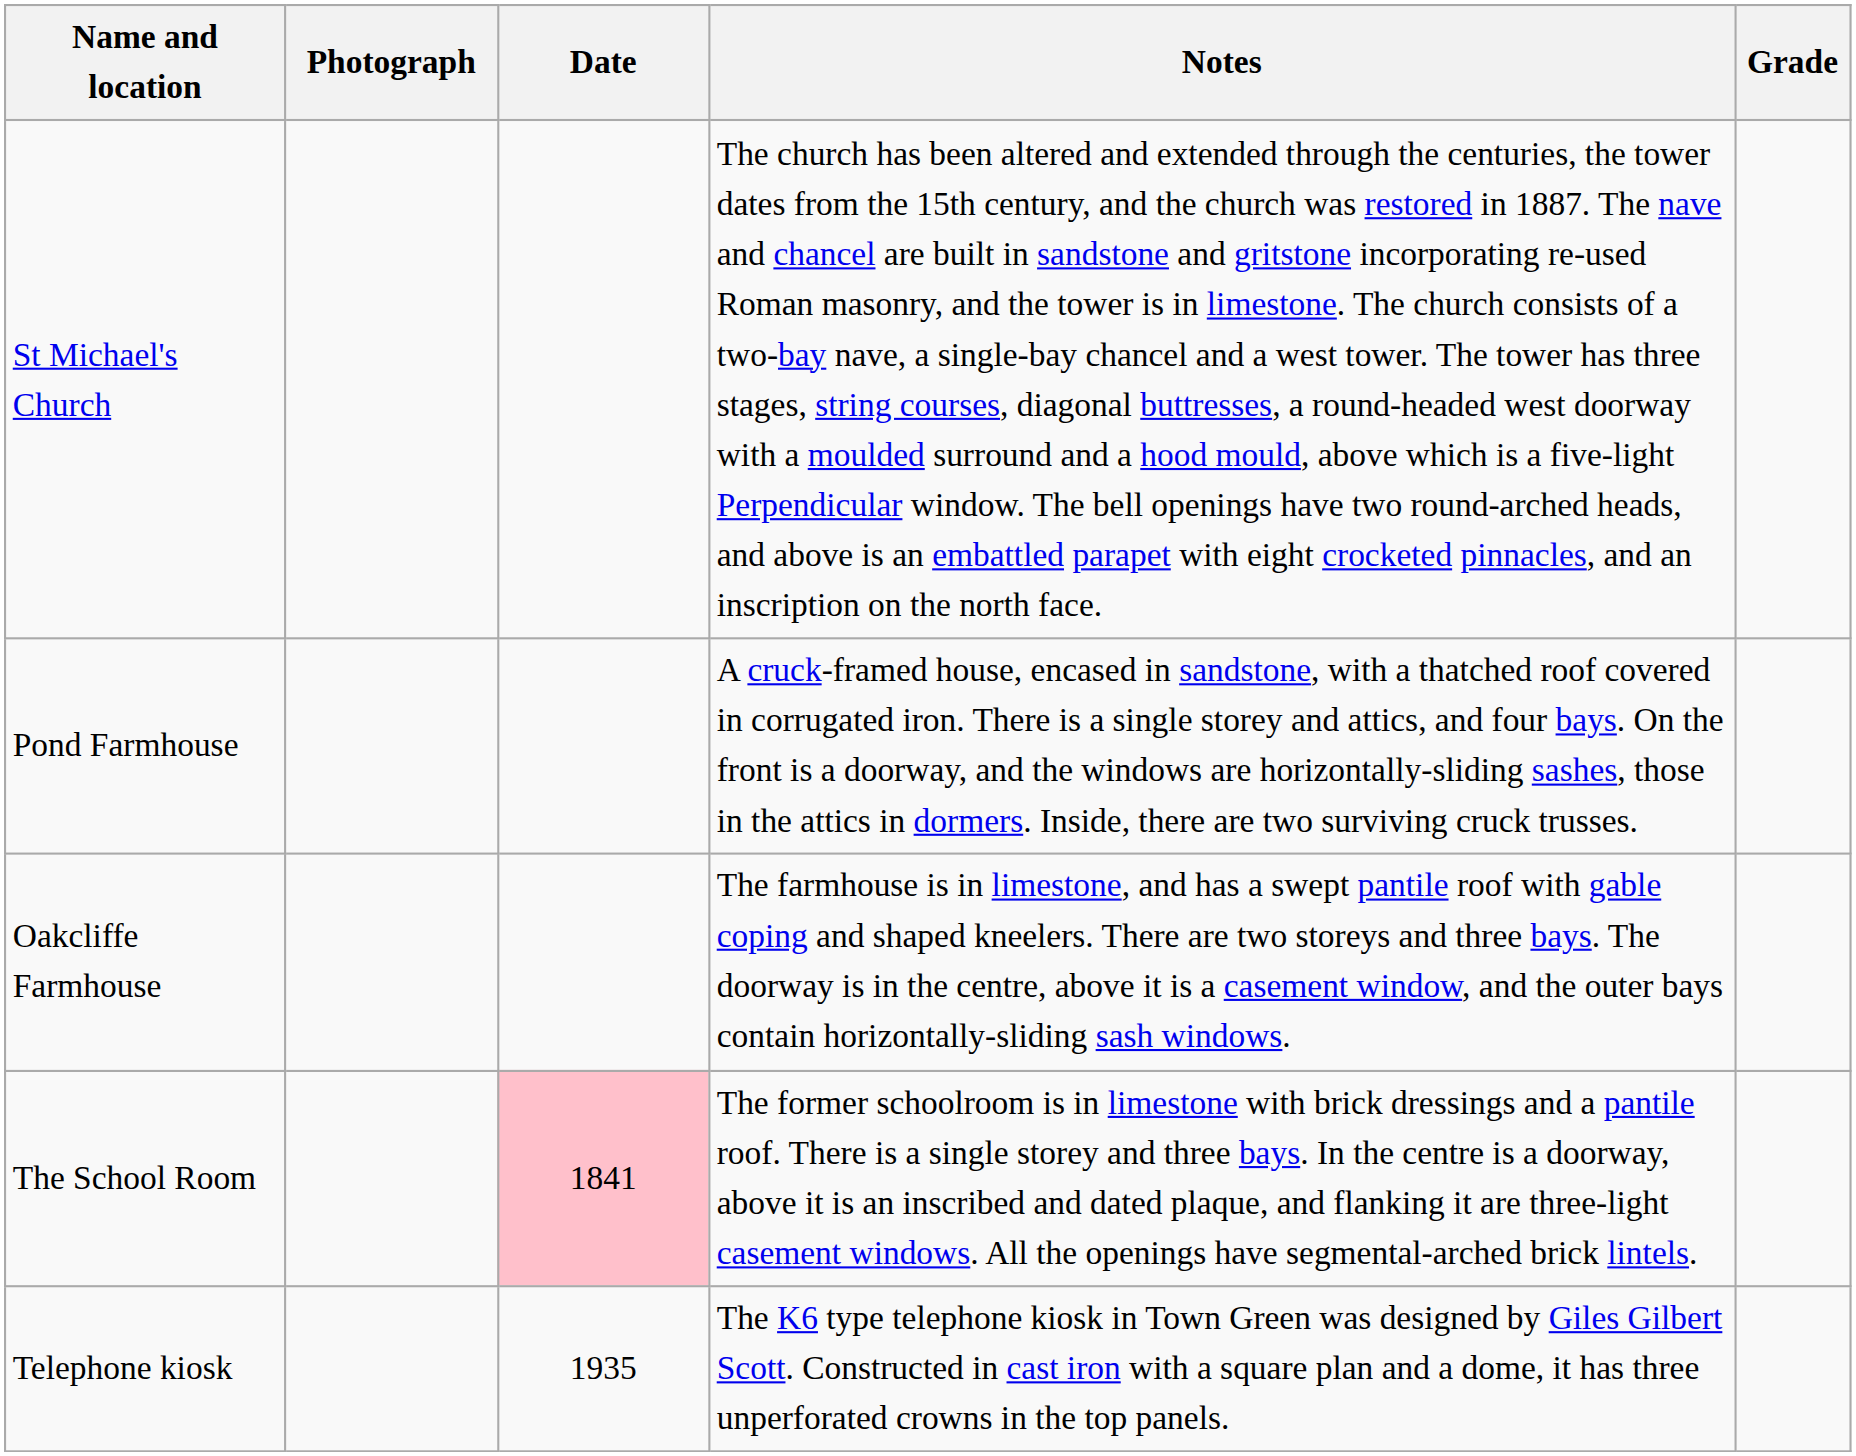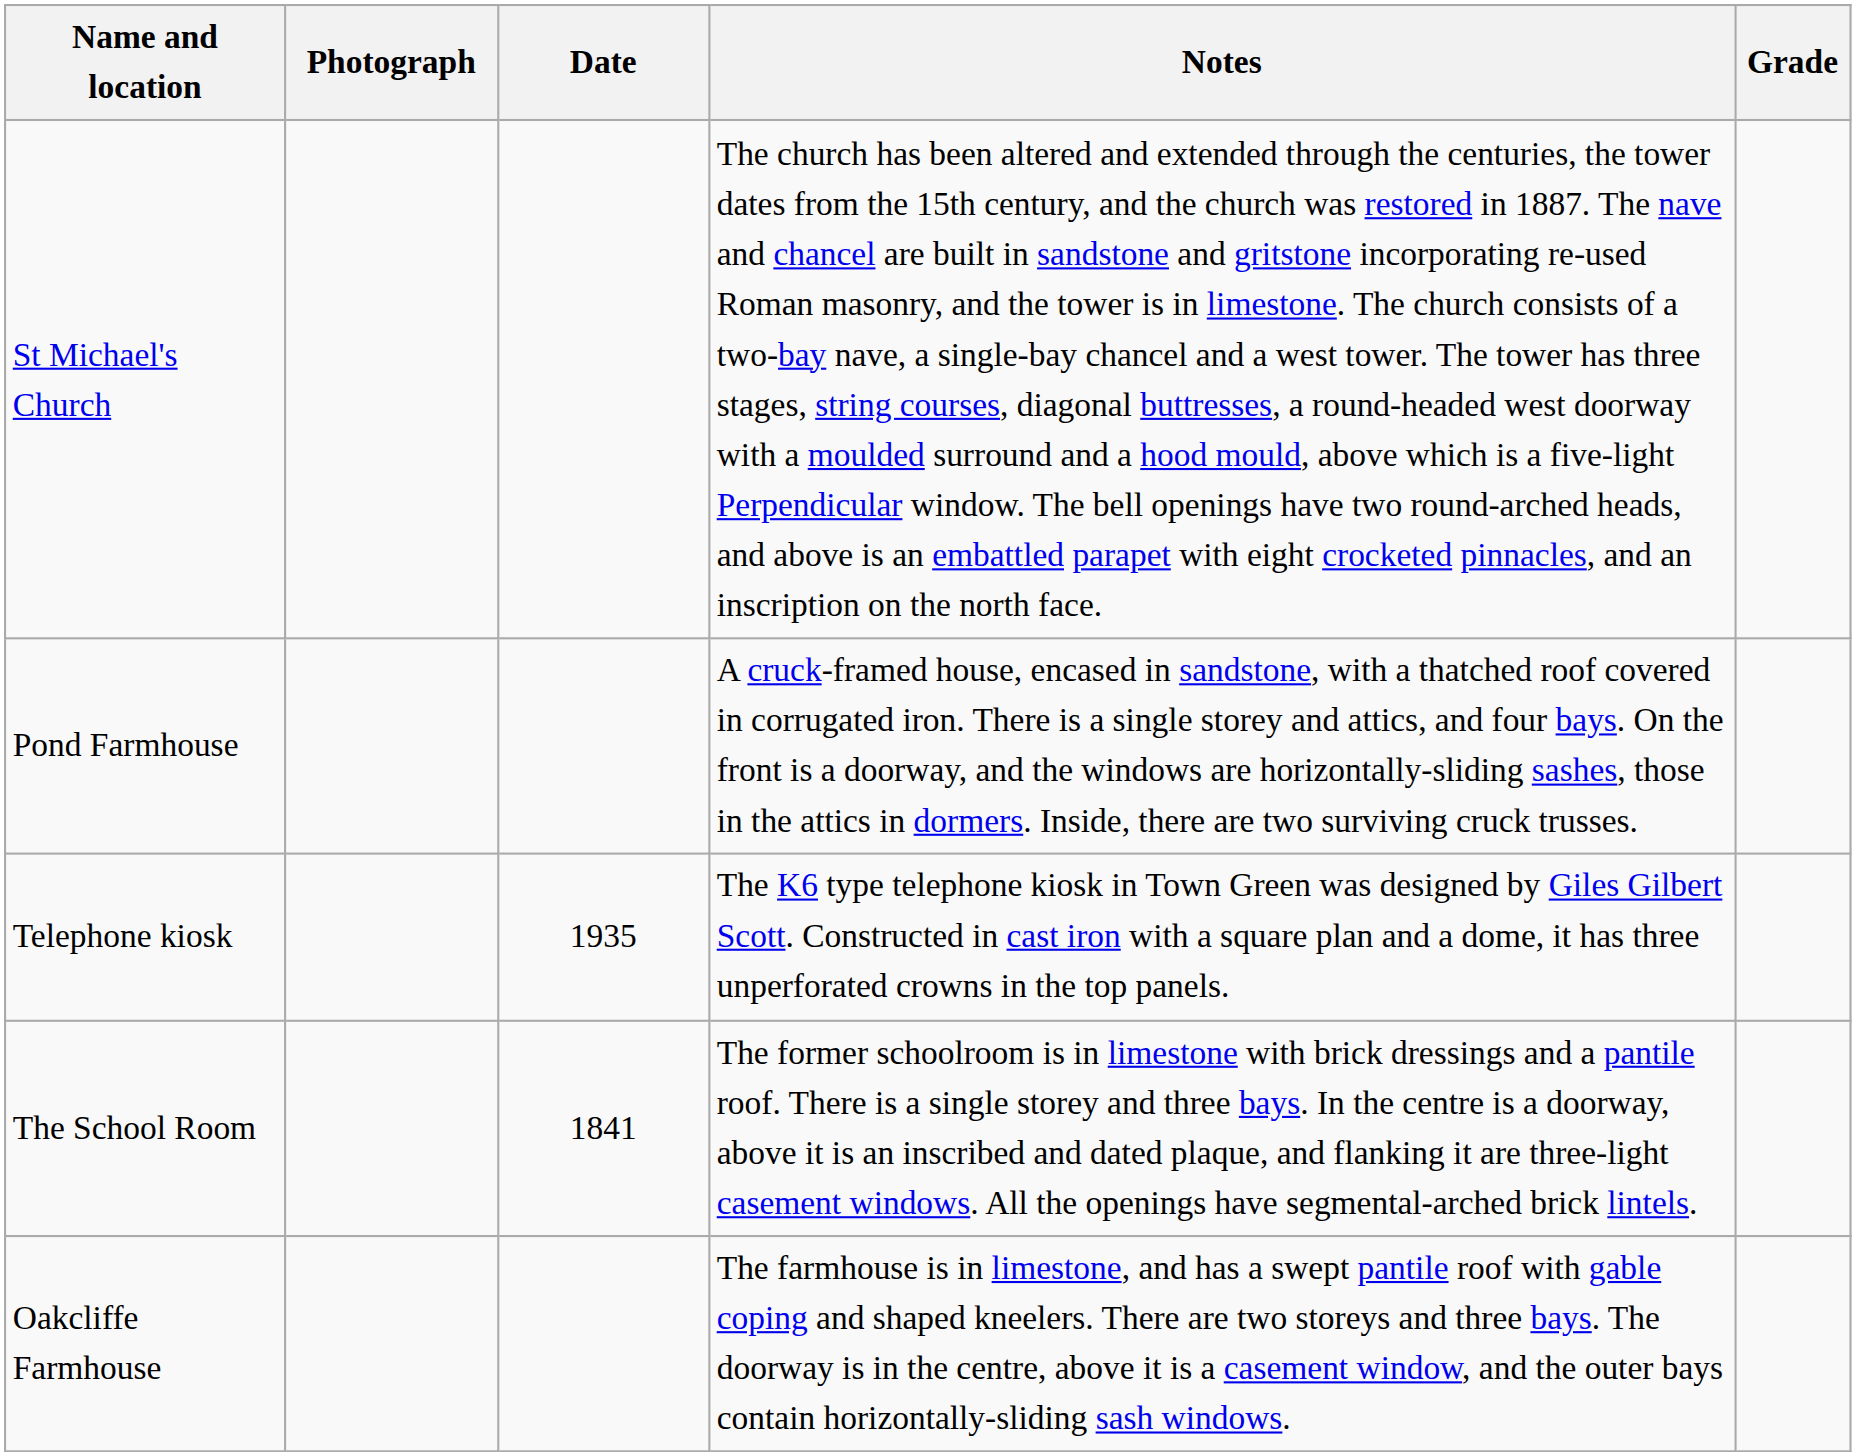rows swapped: (87, 961) <-> (123, 1368)
(603, 1177) pink background -> (603, 1127) no background
